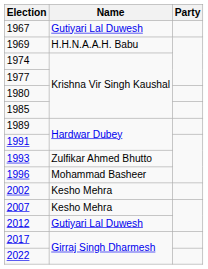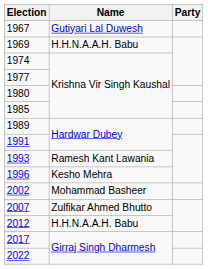(102, 158) Zulfikar Ahmed Bhutto -> (103, 158) Ramesh Kant Lawania
(99, 175) Mohammad Basheer -> (82, 175) Kesho Mehra
(82, 191) Kesho Mehra -> (99, 191) Mohammad Basheer
(82, 207) Kesho Mehra -> (102, 207) Zulfikar Ahmed Bhutto
(97, 223) Gutiyari Lal Duwesh -> (95, 223) H.H.N.A.A.H. Babu
